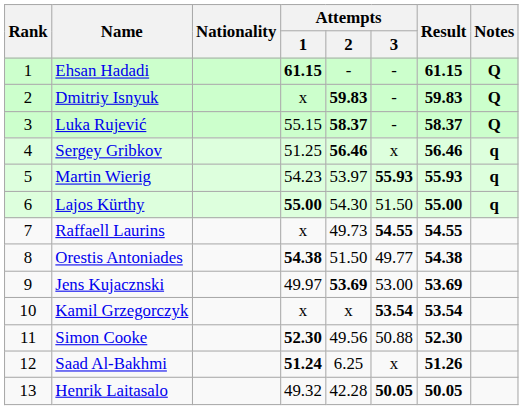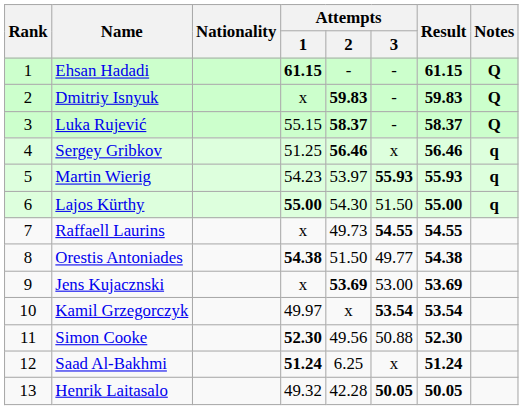(303, 284) 49.97 -> (303, 284) x
(303, 310) x -> (303, 310) 49.97
(444, 364) 51.26 -> (444, 364) 51.24
